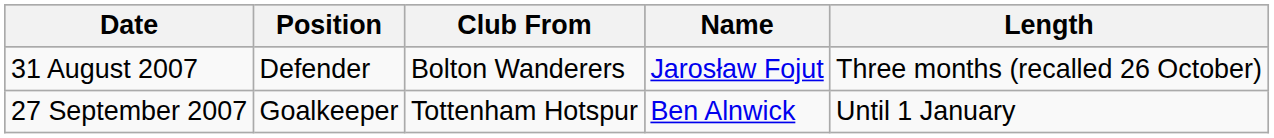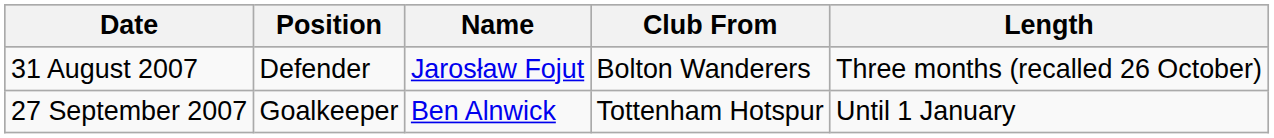columns swapped: (737, 25) <-> (524, 25)
